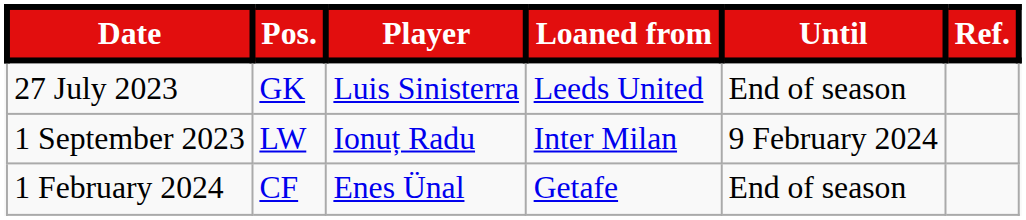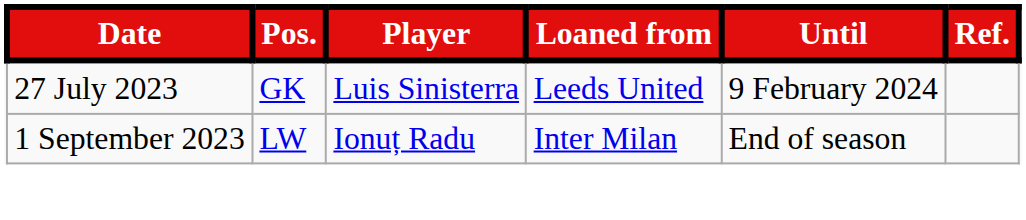(817, 87) End of season -> (833, 87) 9 February 2024
(833, 138) 9 February 2024 -> (817, 138) End of season
- row: (119, 188)
